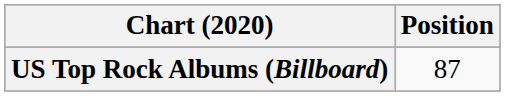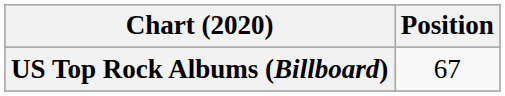(447, 68) 87 -> (447, 68) 67
